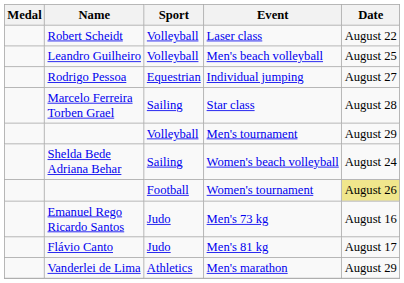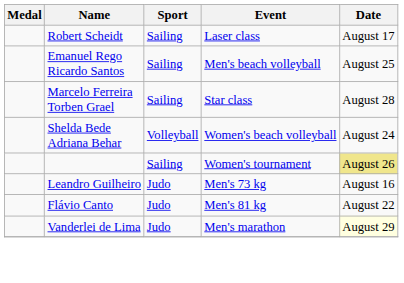(173, 35) Volleyball -> (165, 35) Sailing
(371, 35) August 22 -> (368, 35) August 17
(94, 56) Leandro Guilheiro -> (86, 64) Emanuel Rego Ricardo Santos
(173, 56) Volleyball -> (165, 64) Sailing
- row: (255, 77)
- row: (252, 134)
(165, 162) Sailing -> (173, 135) Volleyball
(168, 190) Football -> (165, 163) Sailing
(86, 218) Emanuel Rego Ricardo Santos -> (94, 184) Leandro Guilheiro
(371, 247) August 17 -> (368, 205) August 22
(170, 267) Athletics -> (159, 226) Judo
(371, 267) no background -> (368, 226) lightyellow background
